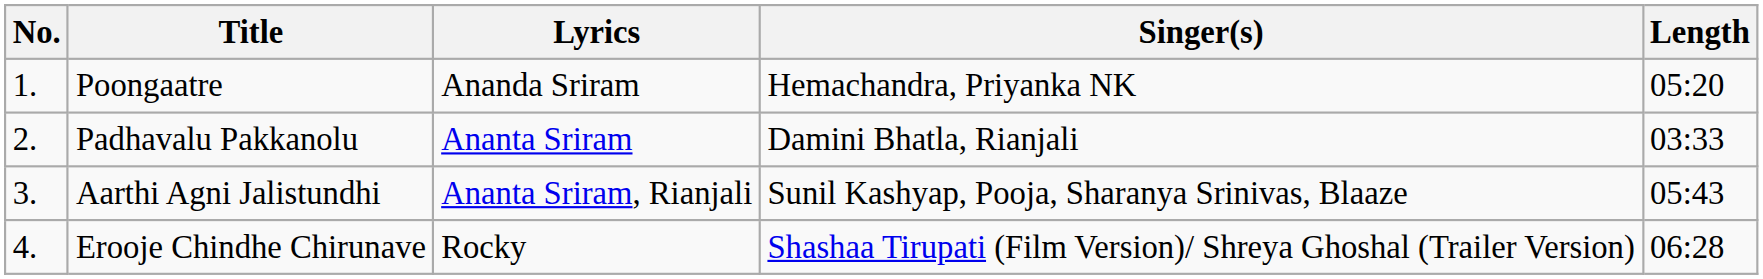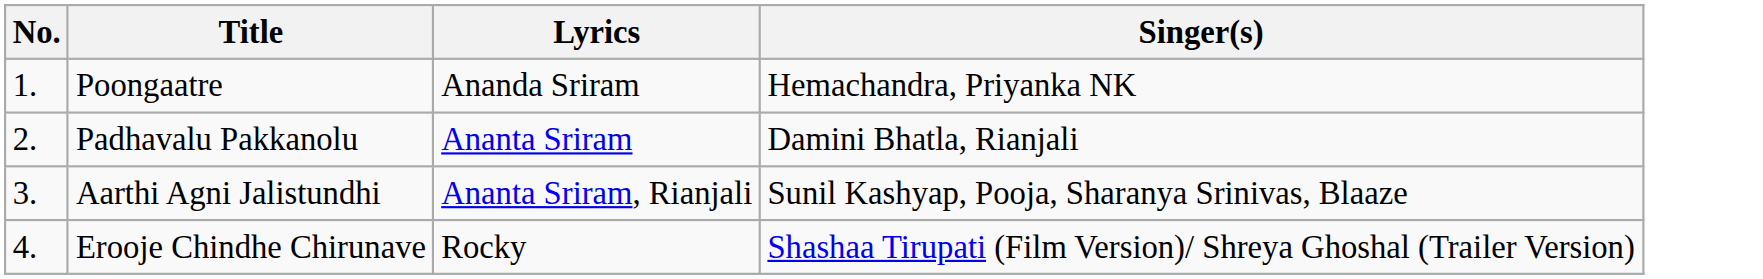- column: (1700, 31)
